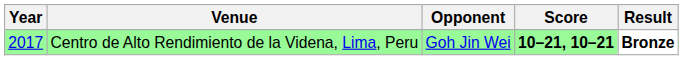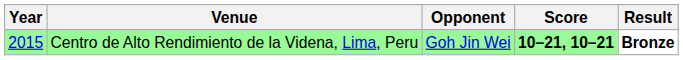(26, 42) 2017 -> (26, 42) 2015
